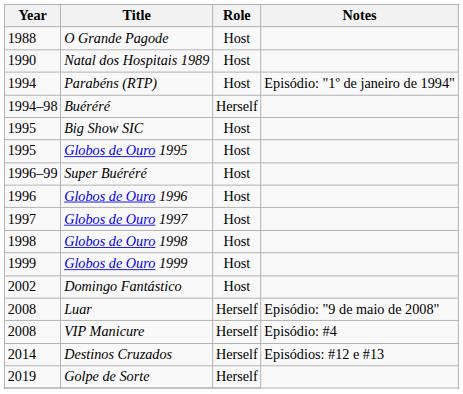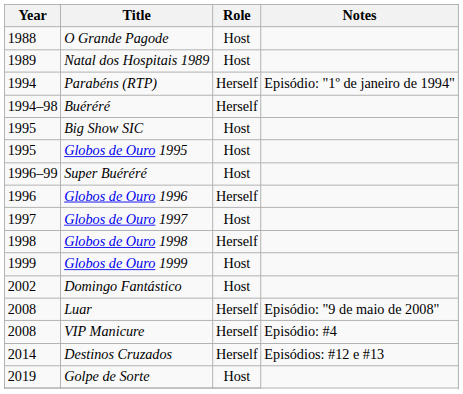(22, 60) 1990 -> (22, 60) 1989
(237, 83) Host -> (237, 83) Herself
(237, 196) Host -> (237, 196) Herself
(237, 241) Host -> (237, 241) Herself
(237, 377) Herself -> (237, 377) Host
